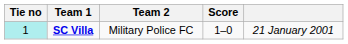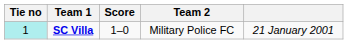columns swapped: (223, 13) <-> (151, 13)
